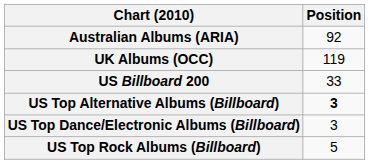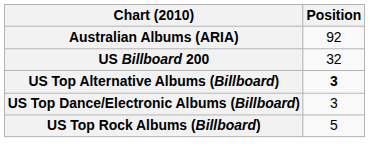- row: (154, 59)
(334, 81) 33 -> (334, 59) 32
